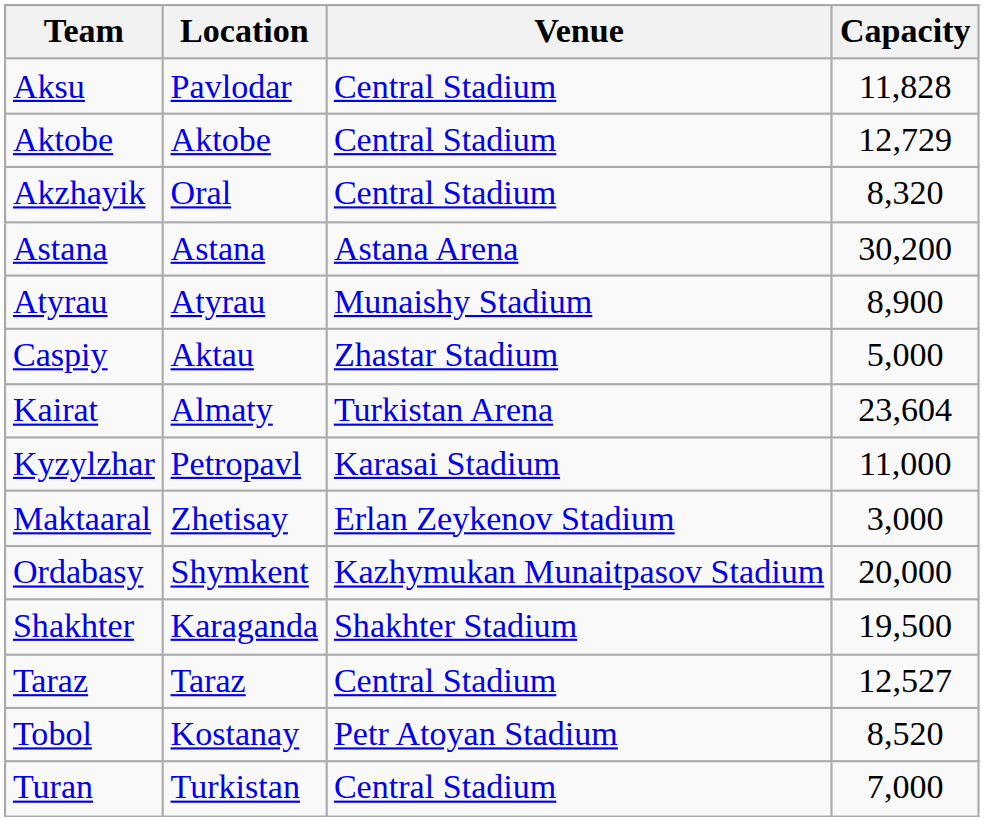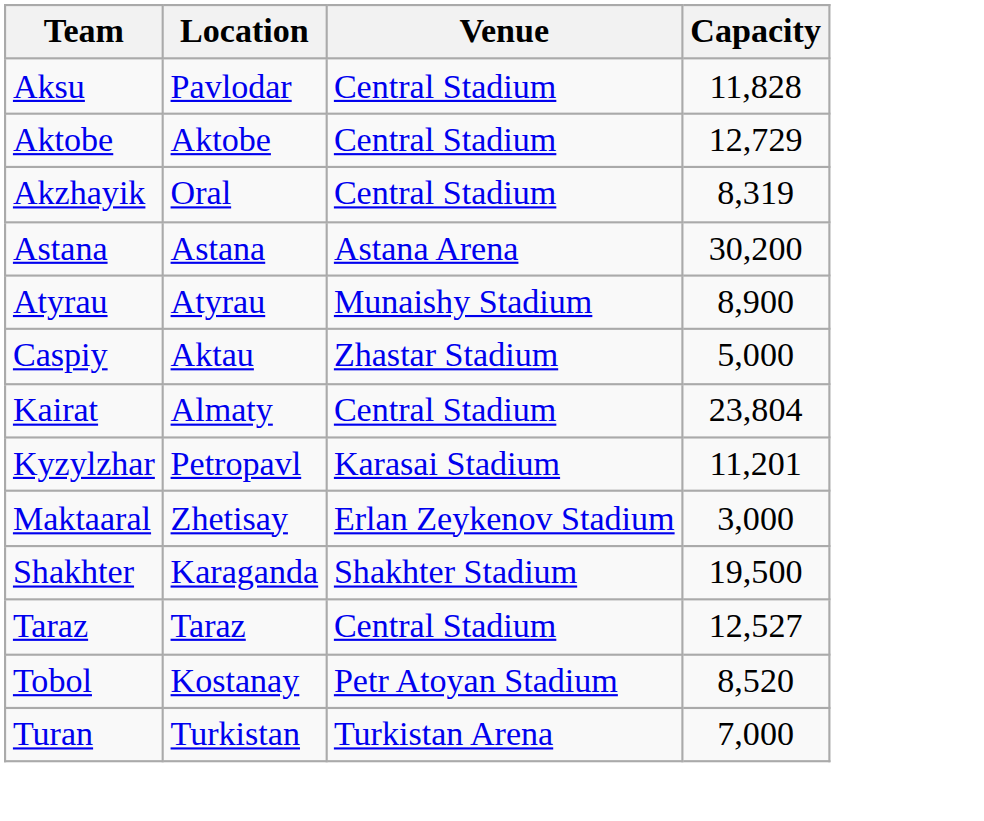(905, 193) 8,320 -> (756, 193) 8,319
(444, 409) Turkistan Arena -> (445, 409) Central Stadium
(905, 409) 23,604 -> (756, 409) 23,804
(905, 463) 11,000 -> (756, 463) 11,201
- row: (78, 572)
(445, 788) Central Stadium -> (444, 734) Turkistan Arena
